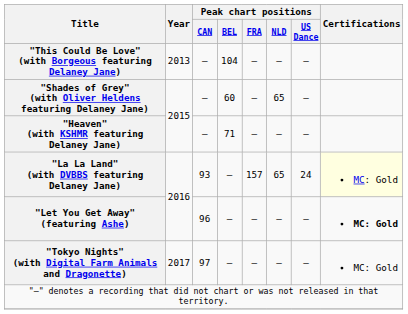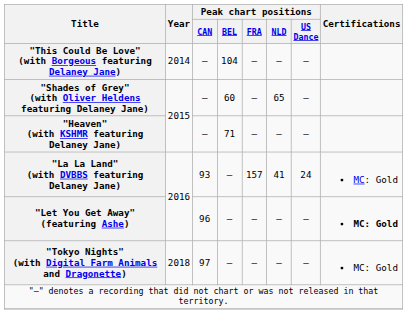(179, 61) 2013 -> (179, 61) 2014
(279, 174) 65 -> (279, 174) 41
(362, 180) lightyellow background -> (362, 180) no background
(179, 263) 2017 -> (179, 263) 2018
